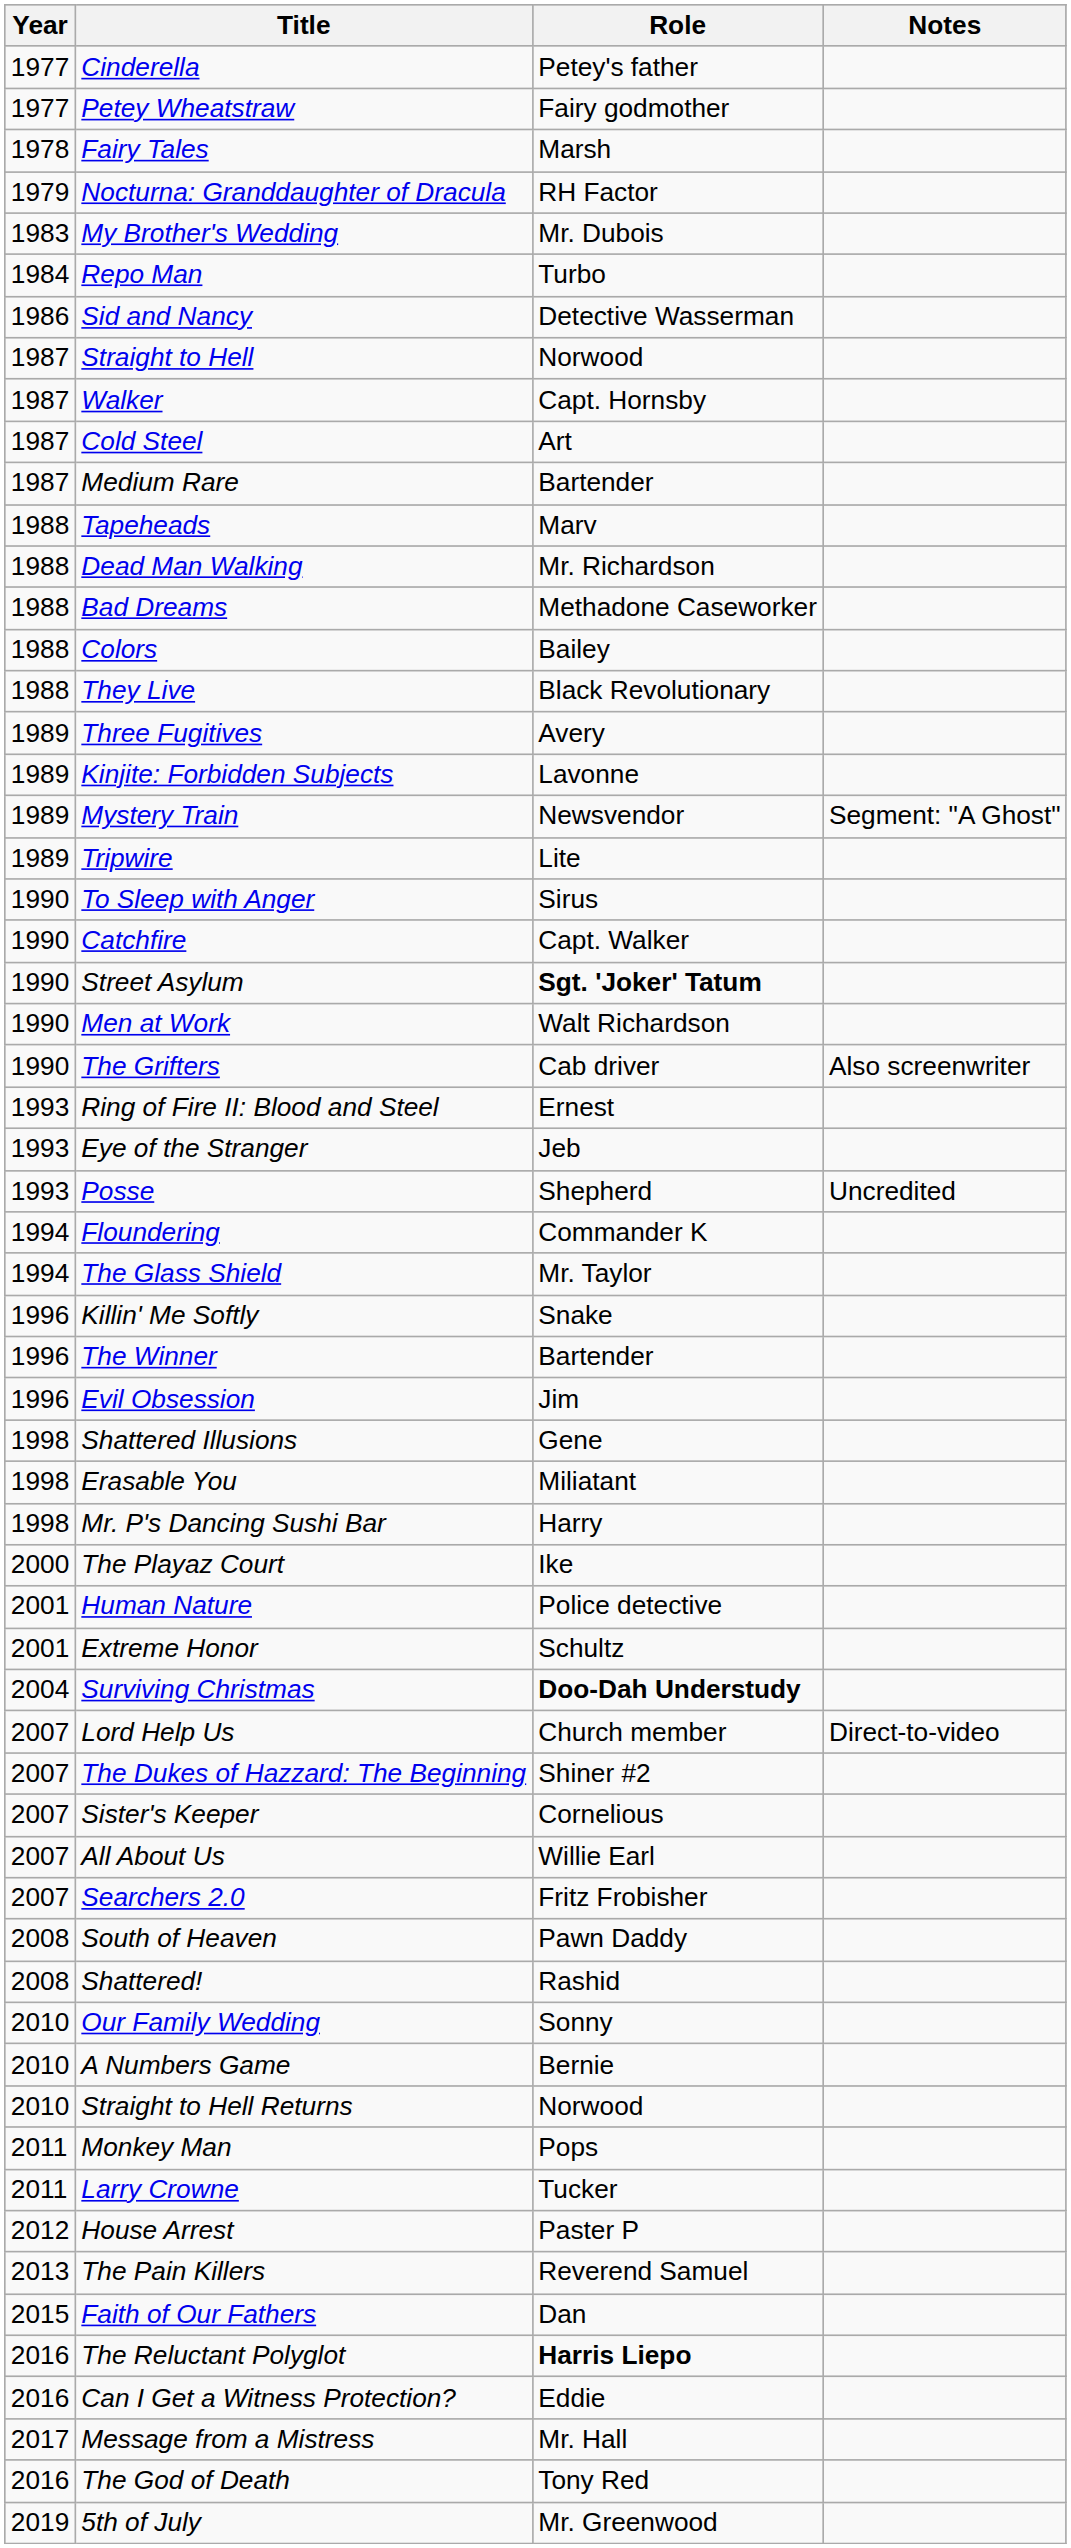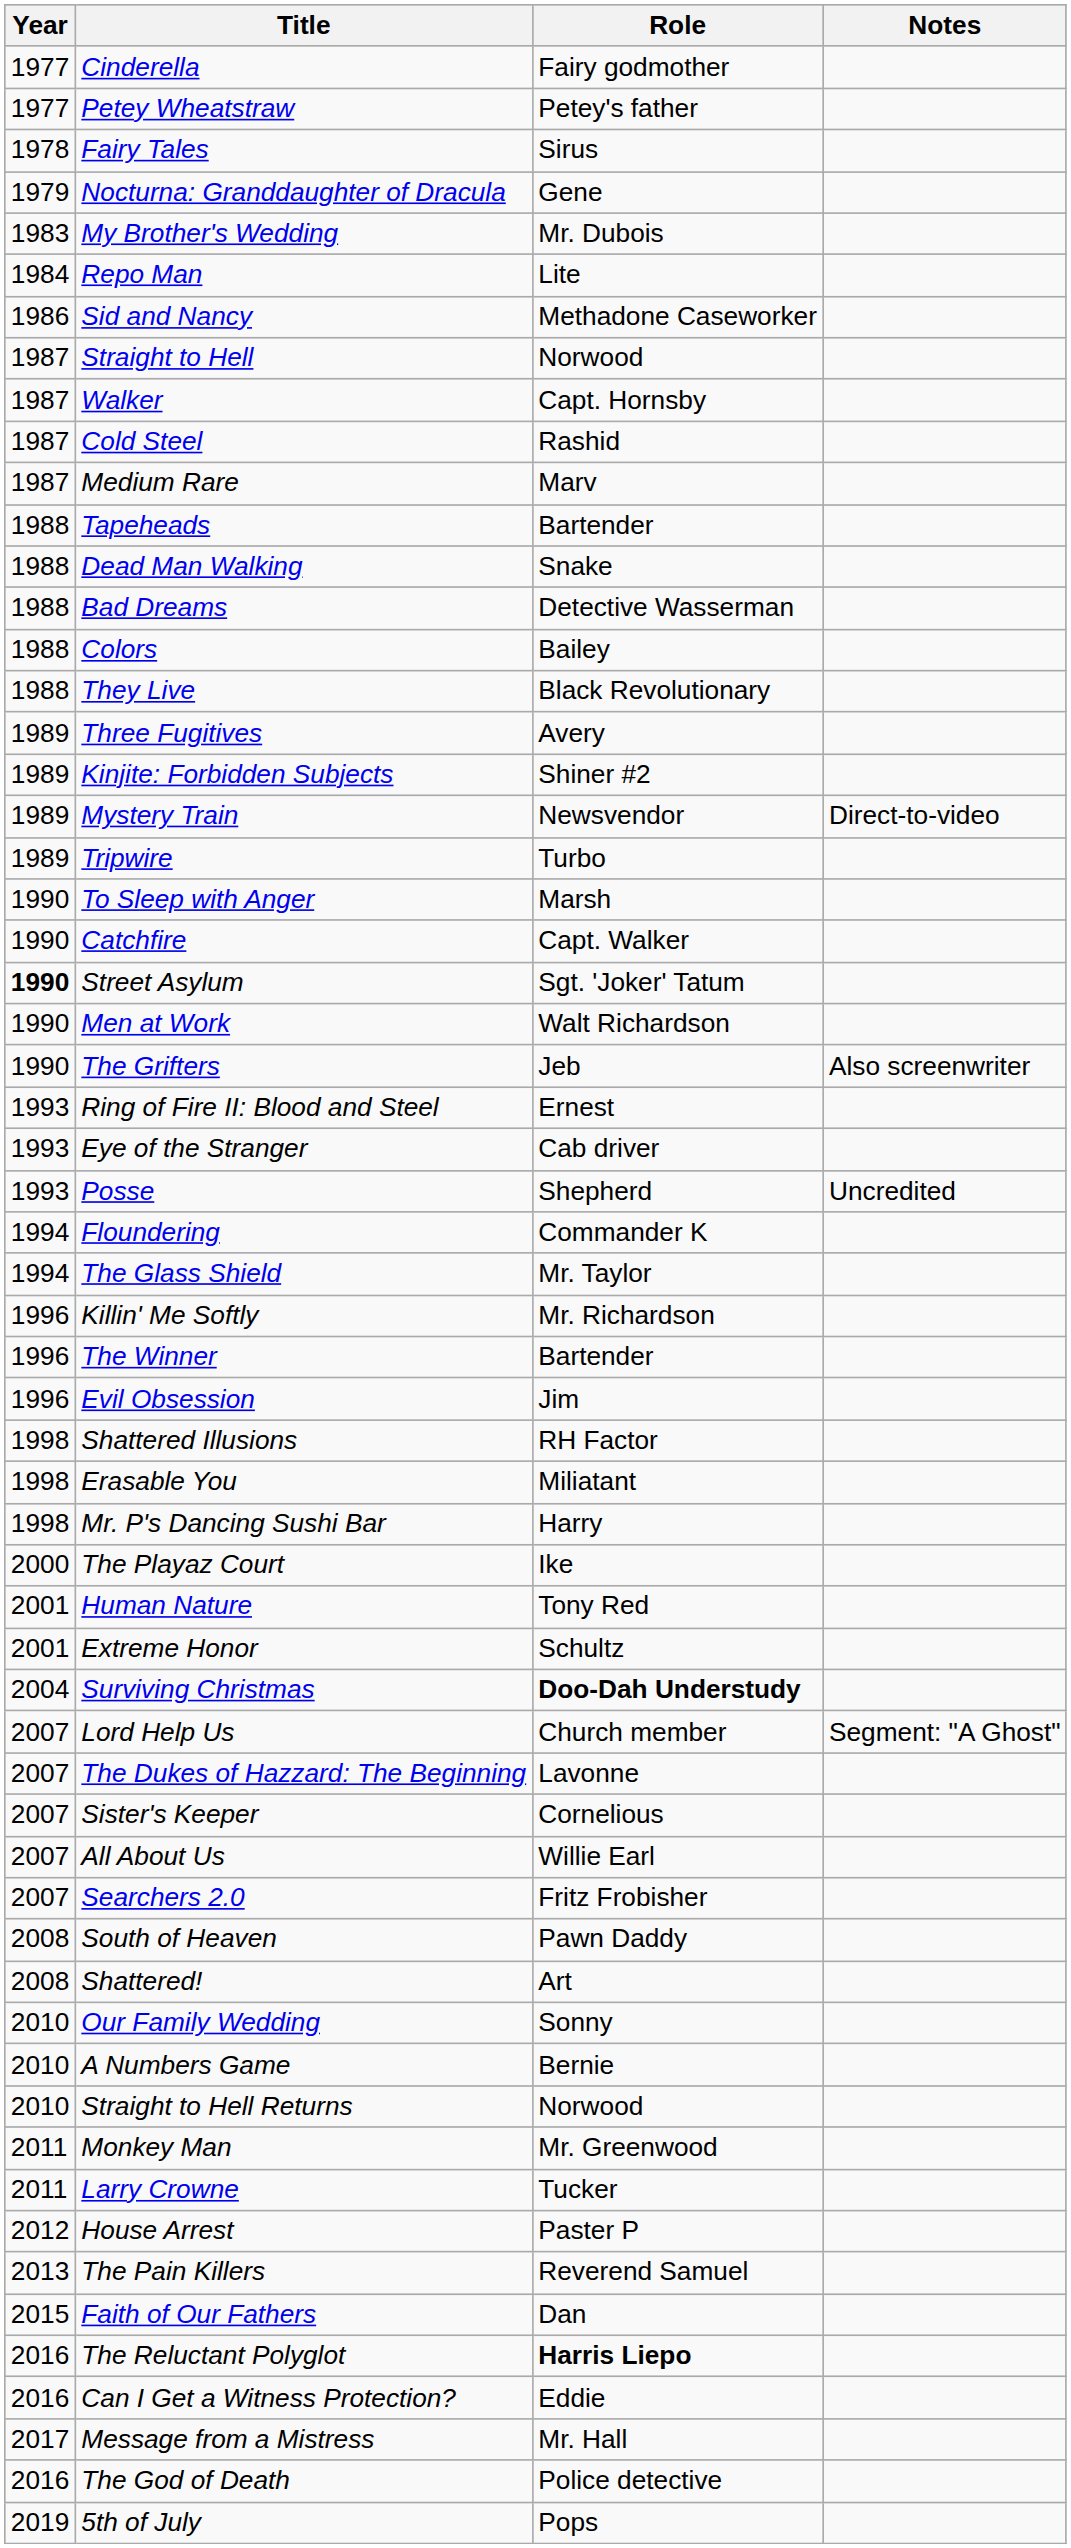(618, 66) Petey's father -> (634, 66) Fairy godmother
(634, 108) Fairy godmother -> (618, 108) Petey's father
(575, 150) Marsh -> (568, 150) Sirus
(598, 191) RH Factor -> (570, 191) Gene
(572, 274) Turbo -> (559, 274) Lite
(666, 316) Detective Wasserman -> (678, 316) Methadone Caseworker
(555, 441) Art -> (579, 441) Rashid
(596, 483) Bartender -> (567, 483) Marv
(567, 524) Marv -> (596, 524) Bartender
(627, 566) Mr. Richardson -> (576, 566) Snake
(678, 607) Methadone Caseworker -> (666, 607) Detective Wasserman
(589, 774) Lavonne -> (594, 774) Shiner #2
(945, 815) Segment: "A Ghost" -> (914, 815) Direct-to-video
(559, 857) Lite -> (572, 857) Turbo
(568, 899) Sirus -> (575, 899) Marsh
(40, 982) normal -> (40, 982) bold
(650, 982) bold -> (642, 982) normal
(599, 1065) Cab driver -> (559, 1065) Jeb
(559, 1148) Jeb -> (599, 1148) Cab driver
(576, 1315) Snake -> (627, 1315) Mr. Richardson
(570, 1440) Gene -> (598, 1440) RH Factor
(630, 1606) Police detective -> (594, 1606) Tony Red
(914, 1731) Direct-to-video -> (945, 1731) Segment: "A Ghost"
(594, 1773) Shiner #2 -> (589, 1773) Lavonne
(579, 1981) Rashid -> (555, 1981) Art
(568, 2147) Pops -> (628, 2147) Mr. Greenwood
(594, 2480) Tony Red -> (630, 2480) Police detective
(628, 2522) Mr. Greenwood -> (568, 2522) Pops
